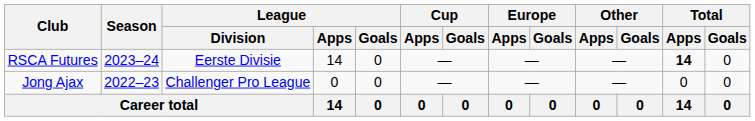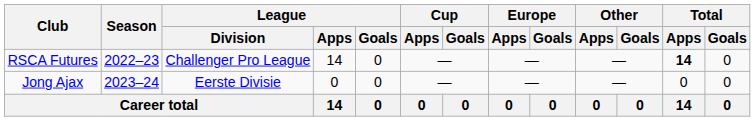(132, 60) 2023–24 -> (132, 60) 2022–23
(238, 60) Eerste Divisie -> (238, 60) Challenger Pro League
(132, 82) 2022–23 -> (132, 82) 2023–24
(238, 82) Challenger Pro League -> (238, 82) Eerste Divisie
